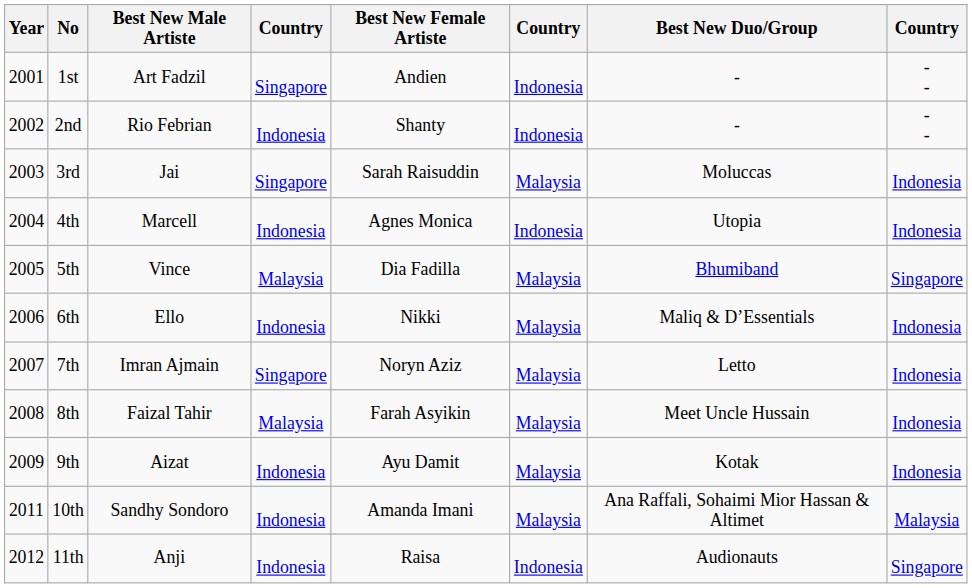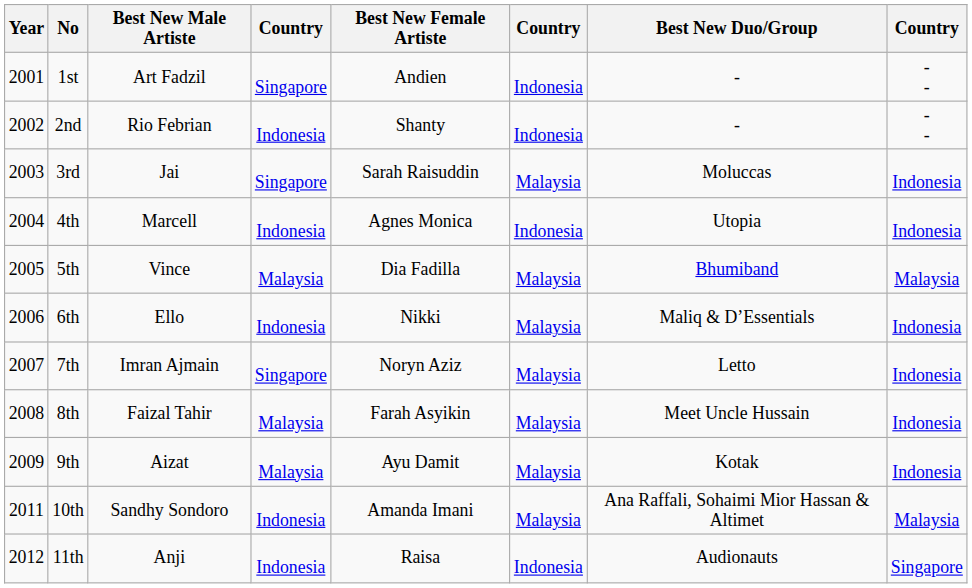(927, 279) Singapore -> (927, 279) Malaysia
(291, 471) Indonesia -> (291, 471) Malaysia
